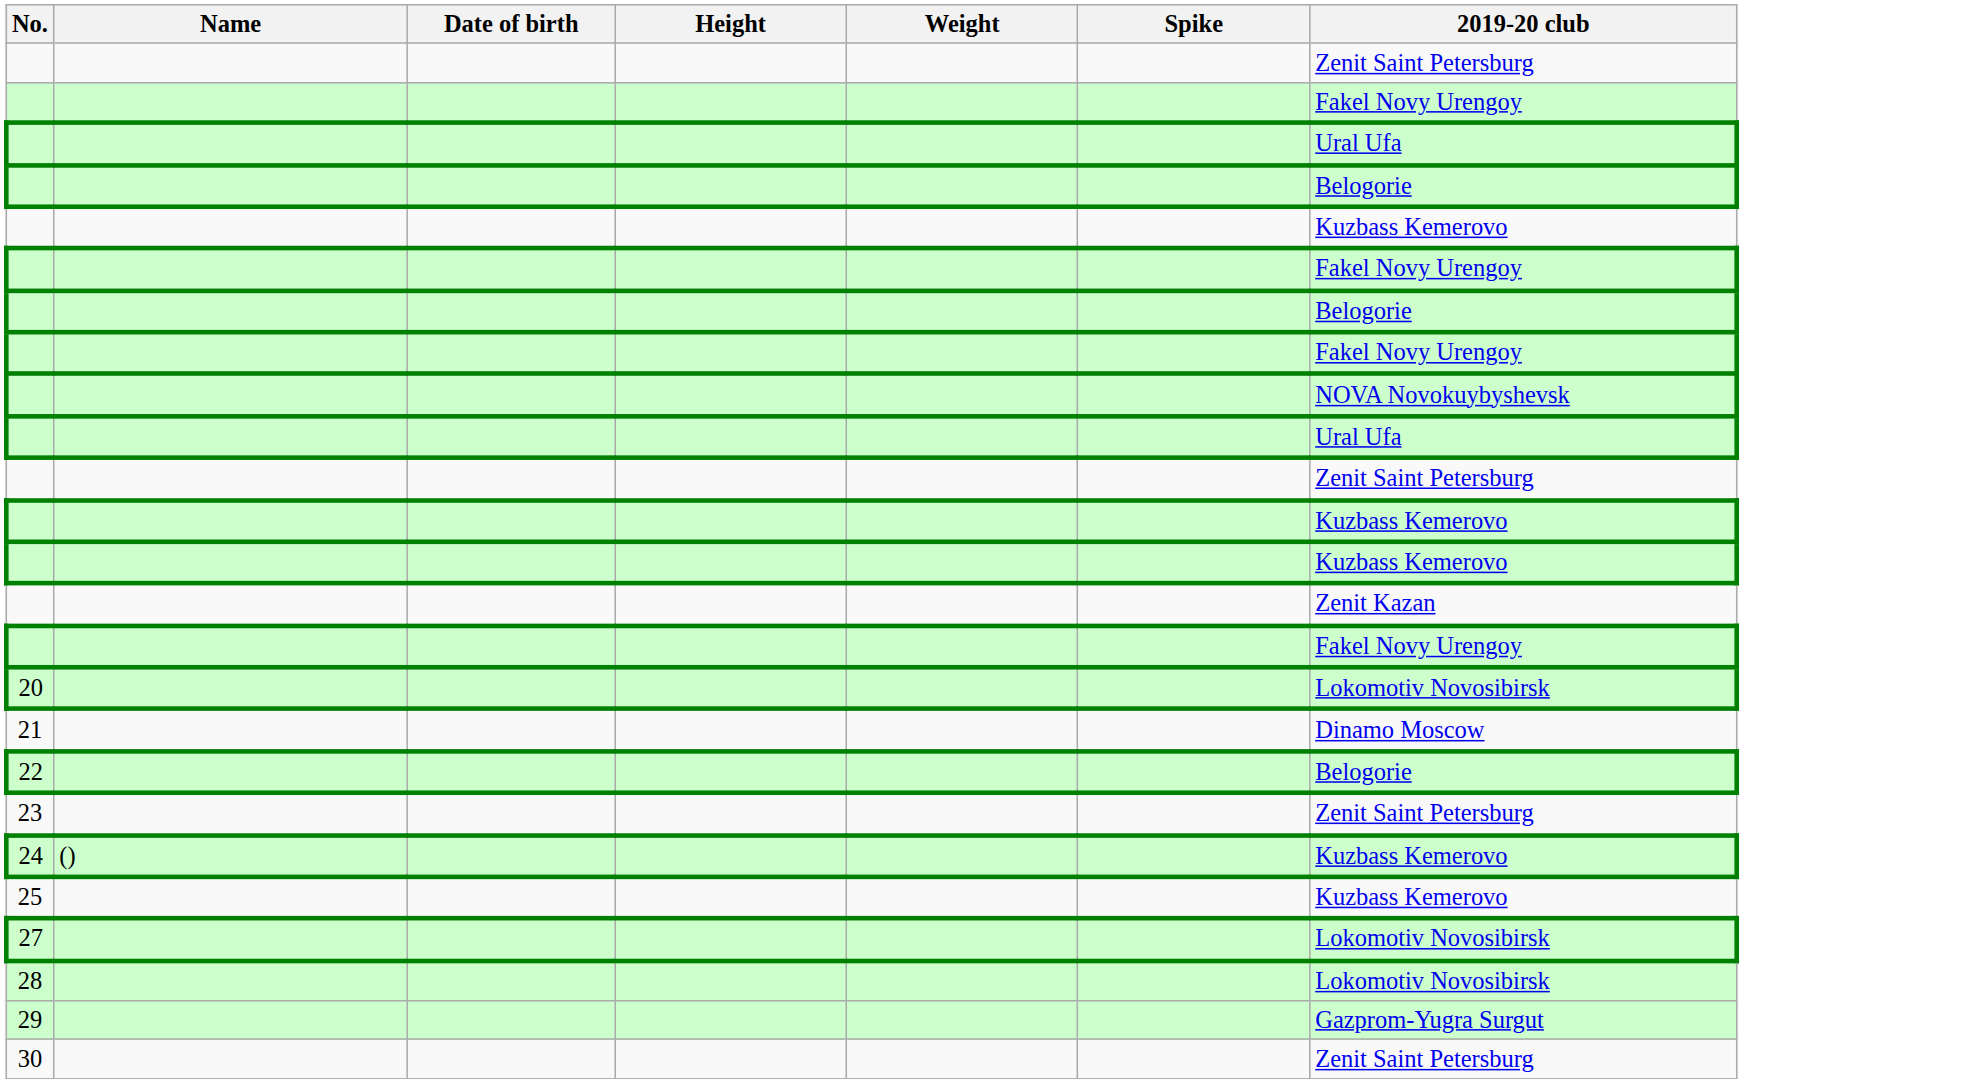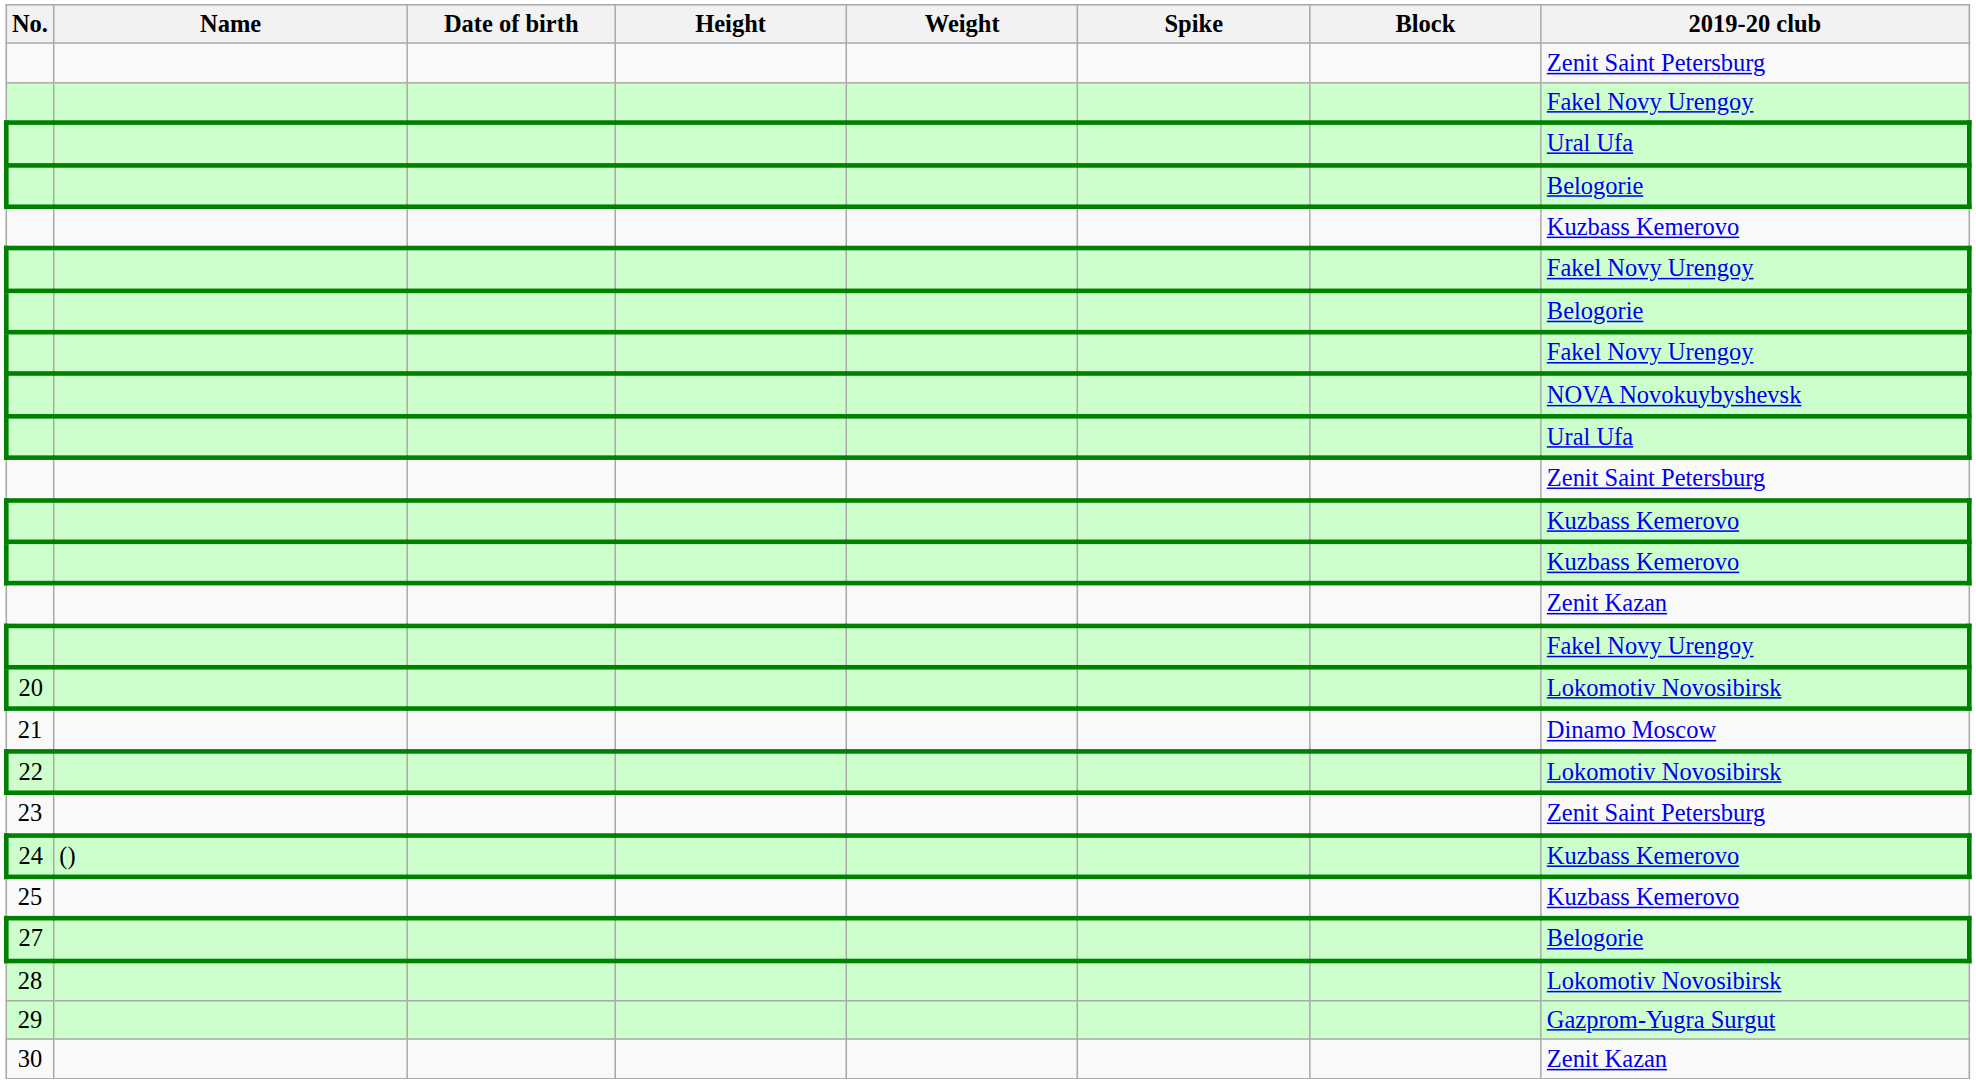+ column: (1425, 23)
(1363, 771) Belogorie -> (1664, 771) Lokomotiv Novosibirsk
(1433, 939) Lokomotiv Novosibirsk -> (1595, 939) Belogorie
(1424, 1058) Zenit Saint Petersburg -> (1607, 1058) Zenit Kazan
